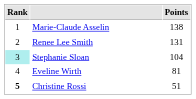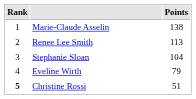(176, 42) 131 -> (176, 42) 113
(17, 57) paleturquoise background -> (17, 57) no background
(176, 72) 81 -> (176, 72) 79
